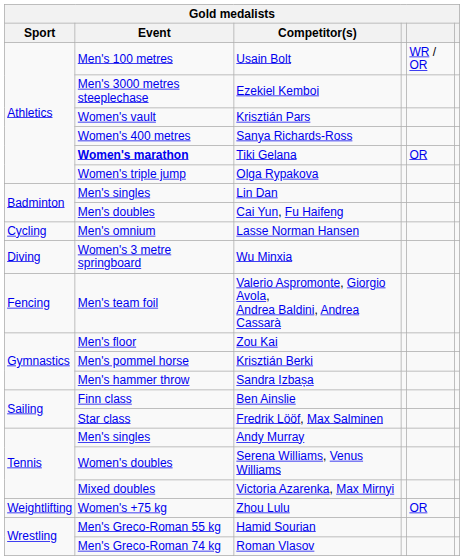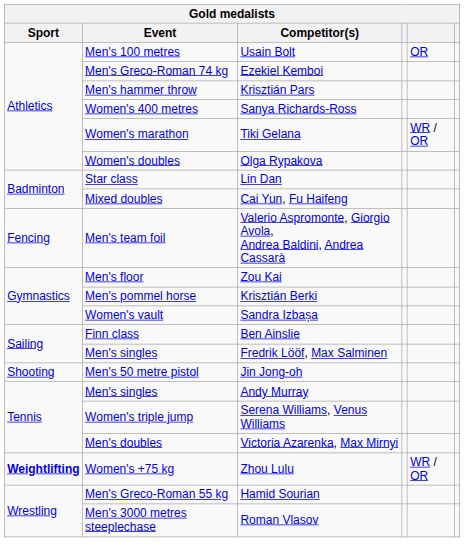(423, 58) WR / OR -> (419, 52) OR
(129, 91) Men's 3000 metres steeplechase -> (157, 71) Men's Greco-Roman 74 kg
(117, 117) Women's vault -> (141, 90) Men's hammer throw
(133, 155) bold -> (137, 134) normal
(418, 155) OR -> (424, 134) WR / OR
(132, 174) Women's triple jump -> (133, 160) Women's doubles
(114, 193) Men's singles -> (111, 179) Star class
(116, 212) Men's doubles -> (124, 198) Mixed doubles
- row: (298, 231)
- row: (264, 257)
(134, 380) Men's hammer throw -> (124, 315) Women's vault
(104, 418) Star class -> (121, 353) Men's singles
+ row: (271, 372)
(125, 463) Women's doubles -> (139, 417) Women's triple jump
(117, 489) Mixed doubles -> (124, 443) Men's doubles
(40, 508) normal -> (43, 468) bold
(418, 508) OR -> (424, 468) WR / OR
(149, 546) Men's Greco-Roman 74 kg -> (136, 520) Men's 3000 metres steeplechase
